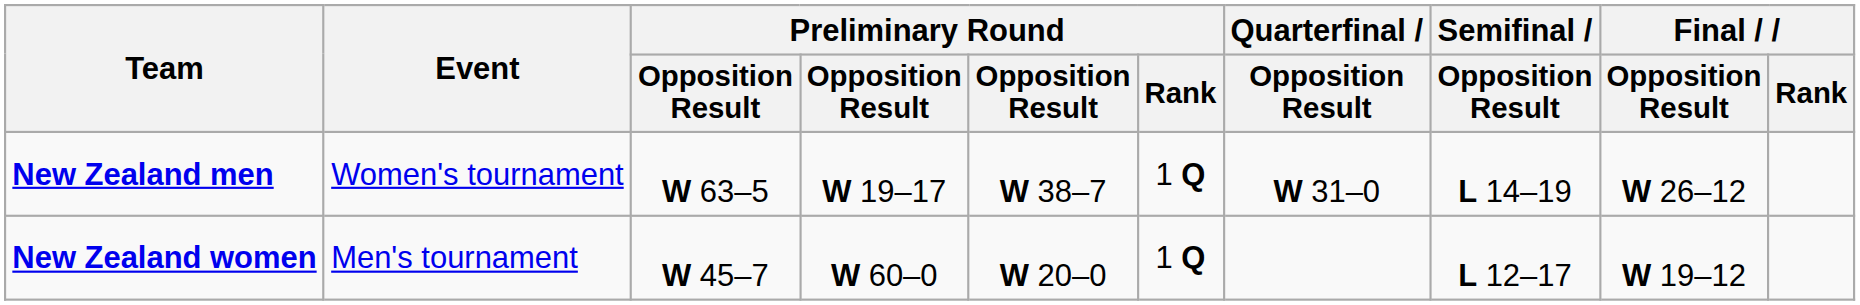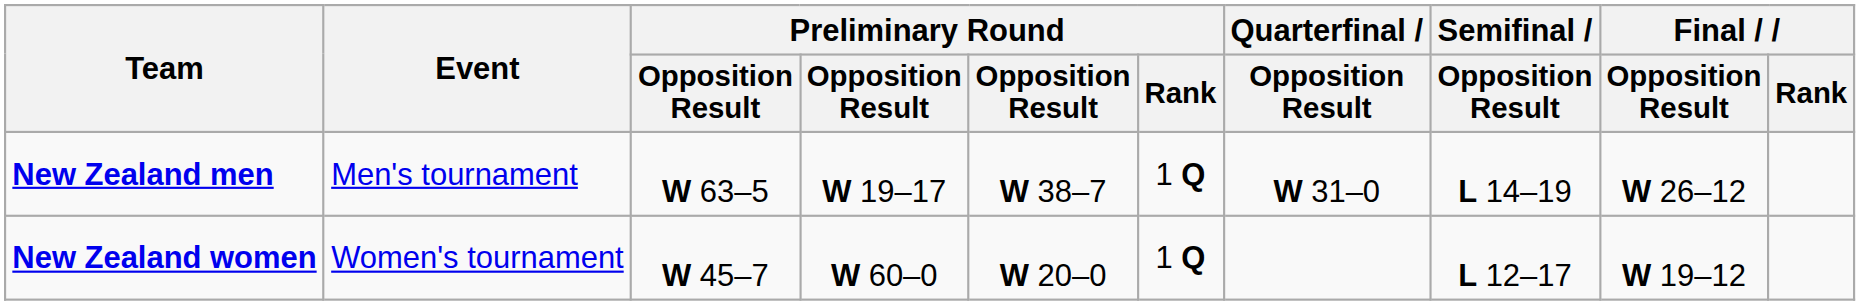(477, 174) Women's tournament -> (455, 174) Men's tournament
(455, 258) Men's tournament -> (477, 258) Women's tournament
